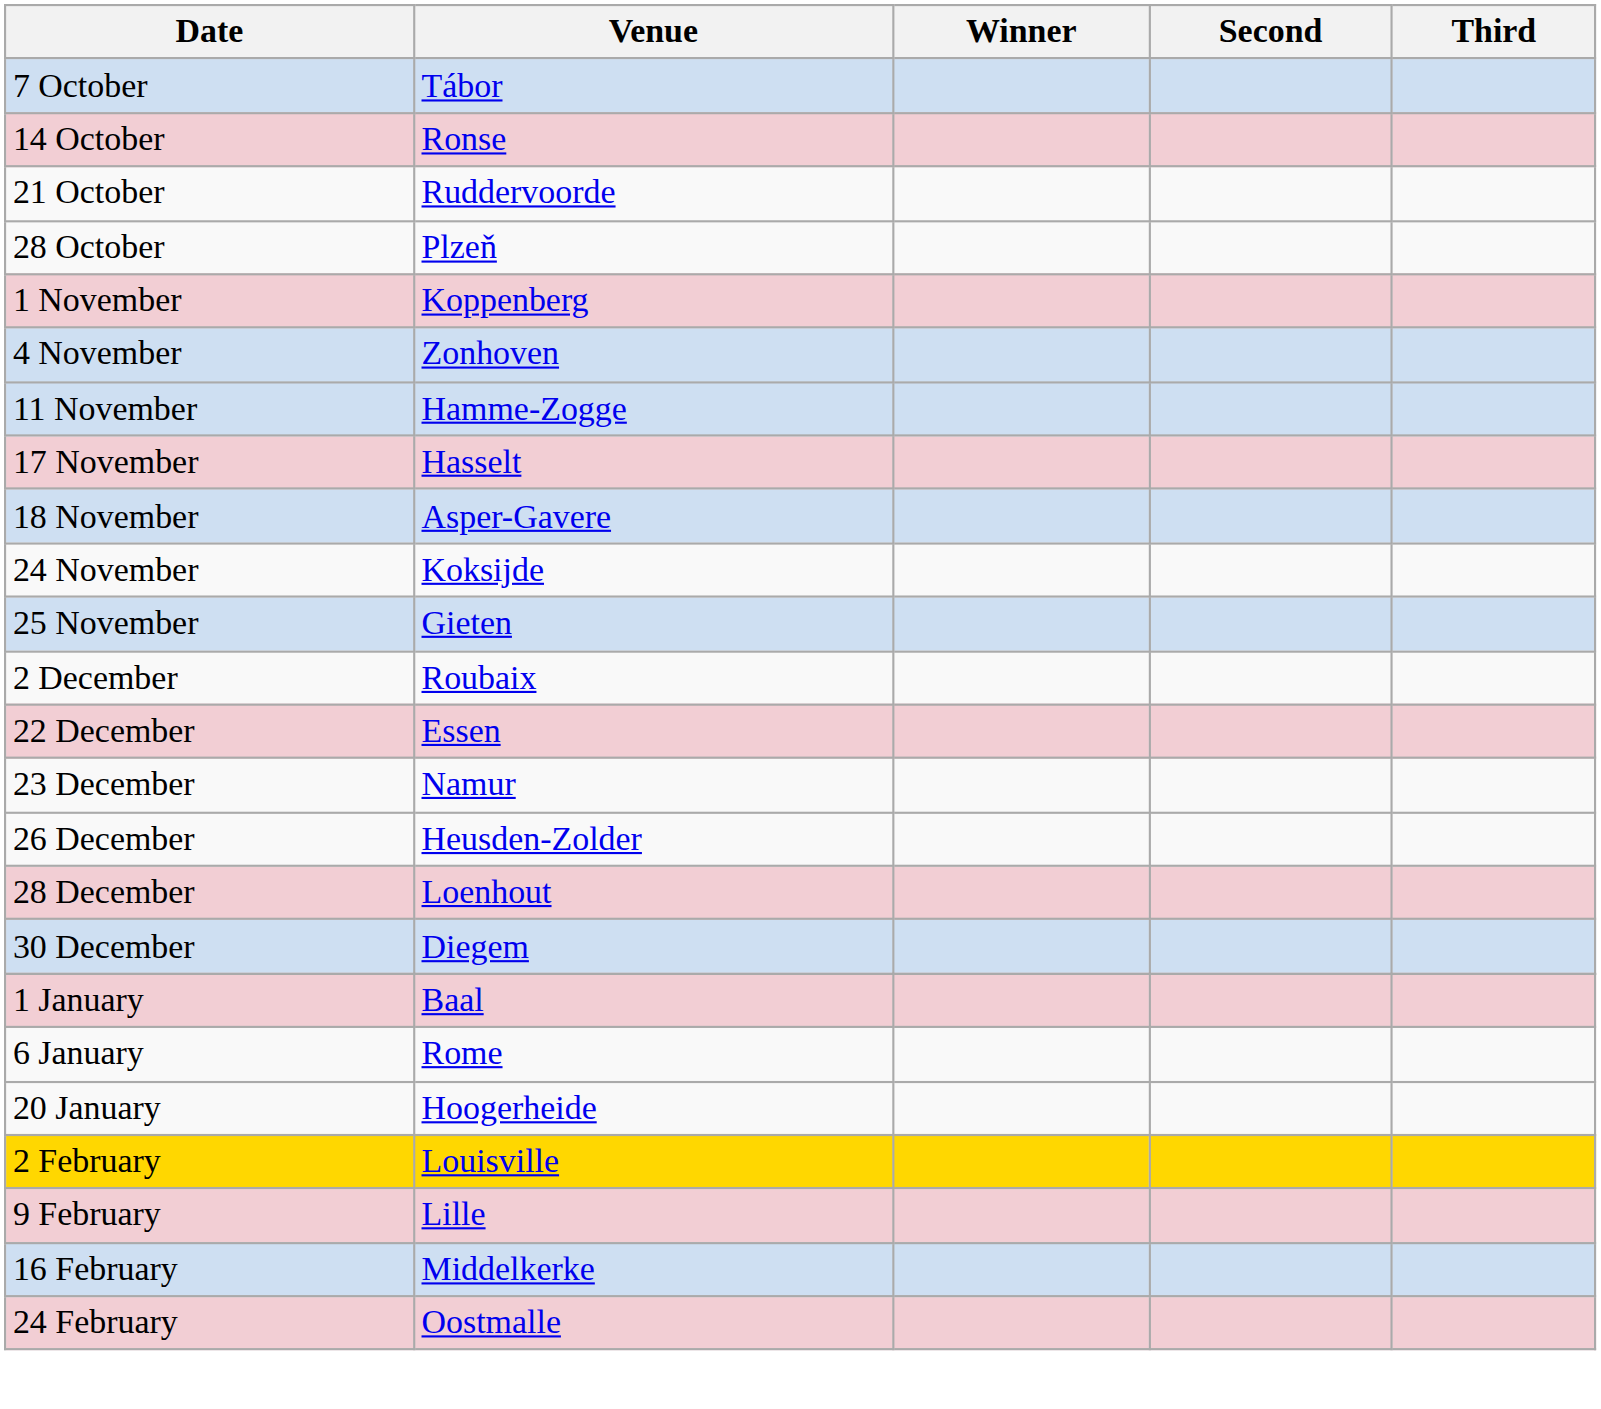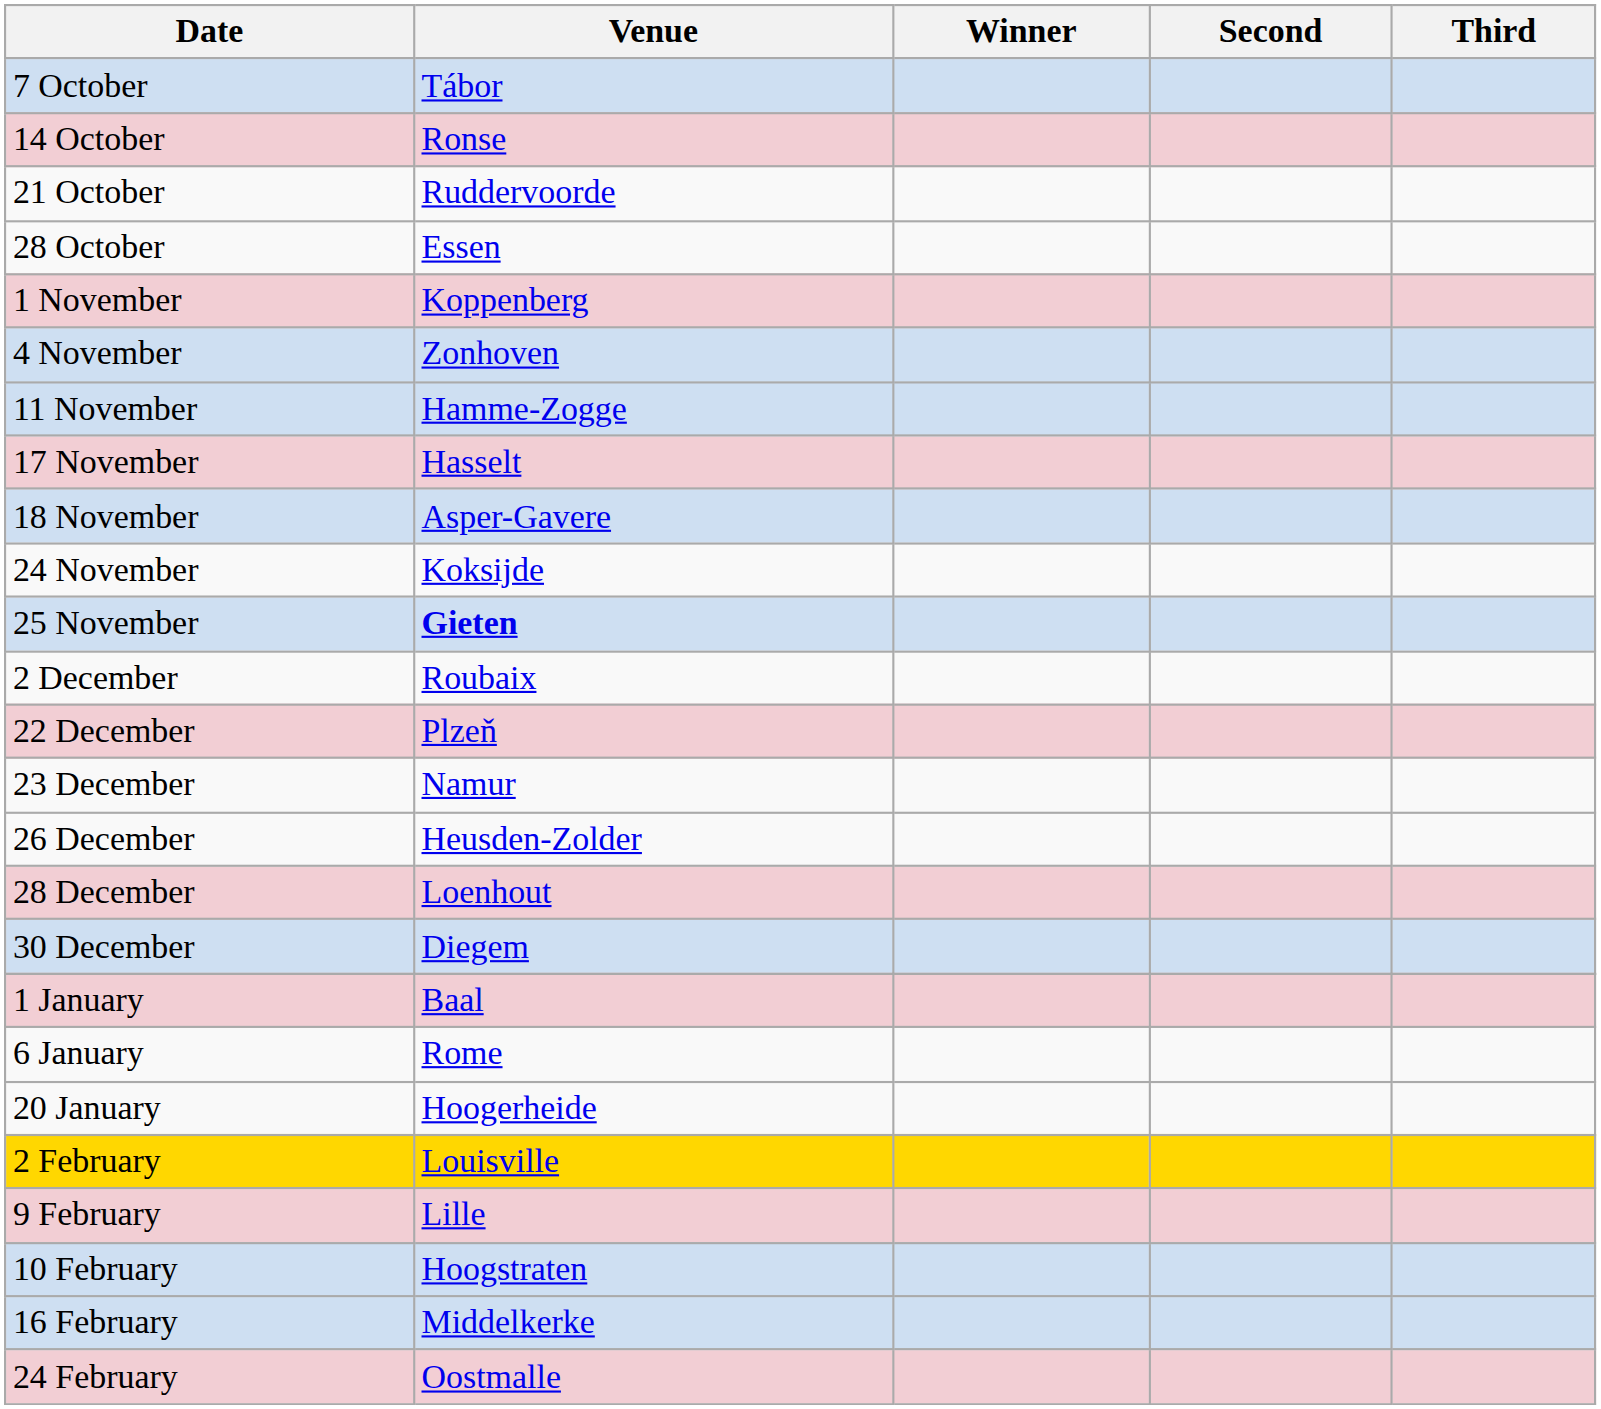(459, 246) Plzeň -> (461, 246) Essen
(467, 623) normal -> (470, 623) bold
(461, 730) Essen -> (459, 730) Plzeň
+ row: (95, 1268)
